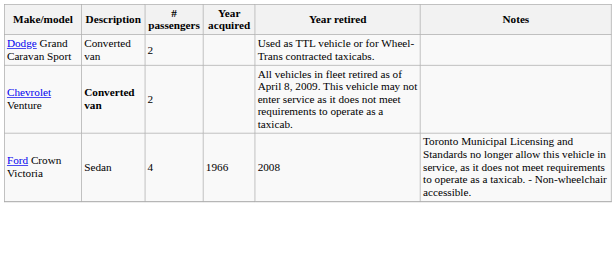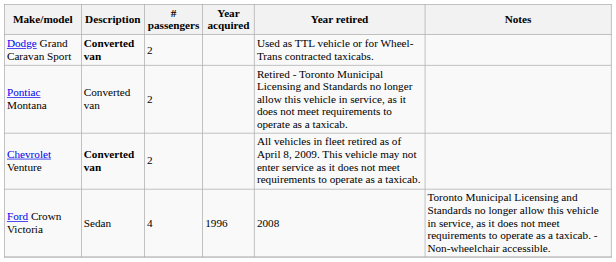(108, 50) normal -> (109, 50) bold
+ row: (27, 99)
(217, 167) 1966 -> (216, 223) 1996
